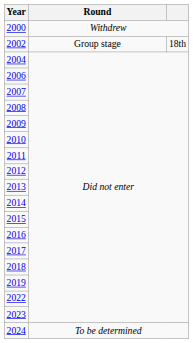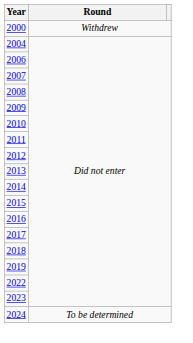- row: (16, 44)
